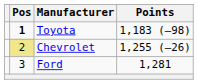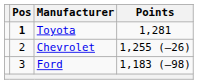(155, 31) 1,183 (–98) -> (155, 31) 1,281
(22, 48) khaki background -> (22, 48) no background
(155, 65) 1,281 -> (155, 65) 1,183 (–98)
